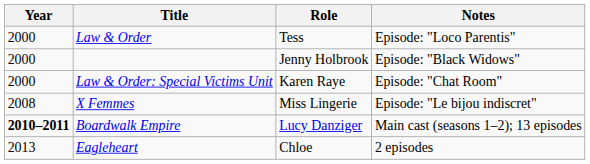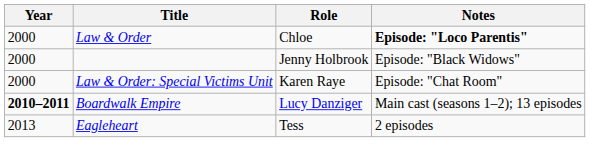(291, 37) Tess -> (296, 37) Chloe
(445, 37) normal -> (451, 37) bold
- row: (105, 103)
(296, 147) Chloe -> (291, 125) Tess
